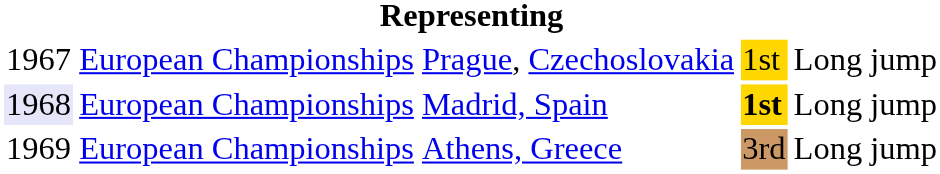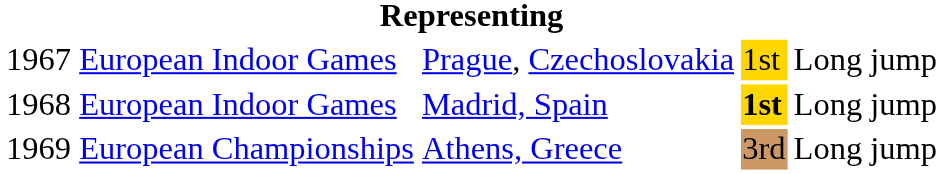(247, 59) European Championships -> (238, 59) European Indoor Games
(39, 104) lavender background -> (39, 104) no background
(247, 104) European Championships -> (238, 104) European Indoor Games
